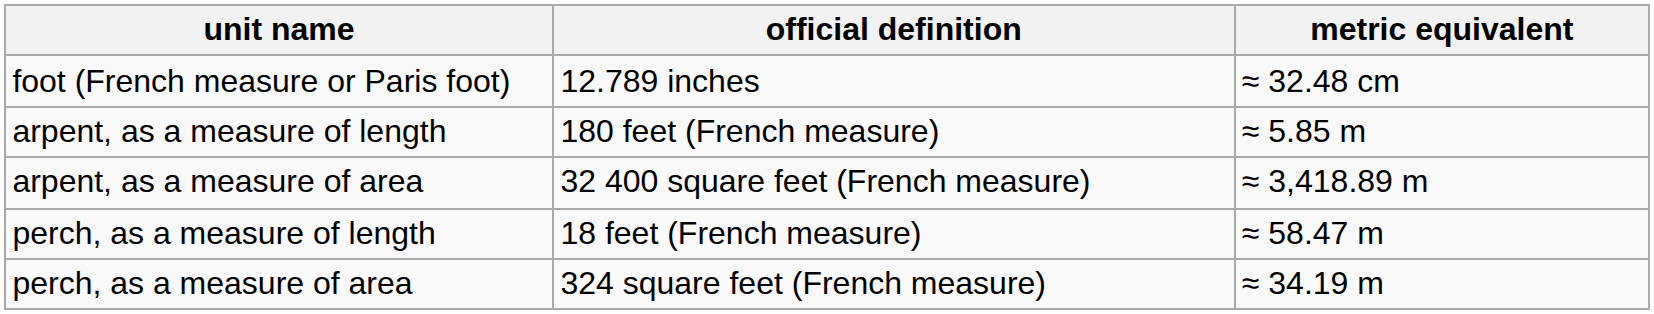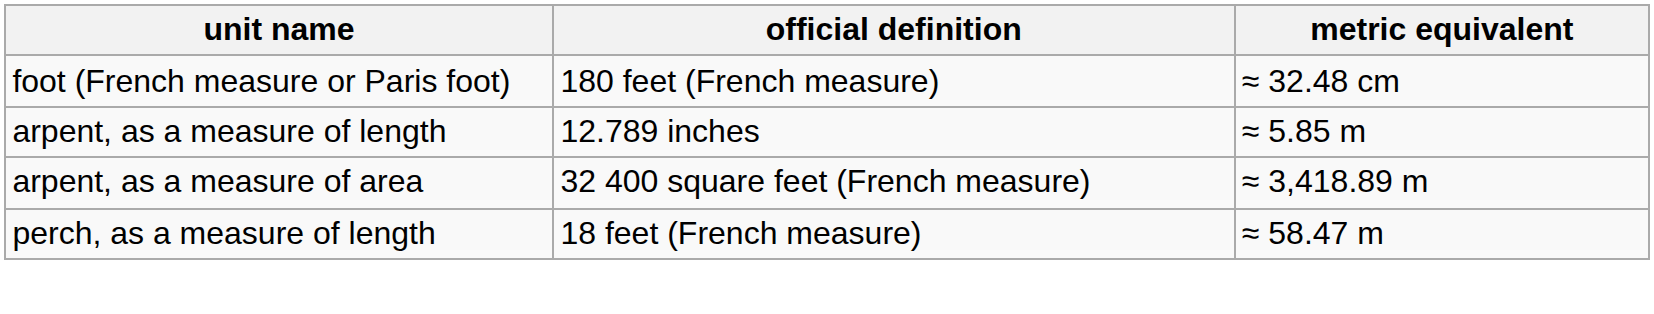(660, 80) 12.789 inches -> (750, 80) 180 feet (French measure)
(750, 131) 180 feet (French measure) -> (660, 131) 12.789 inches
- row: (212, 283)
